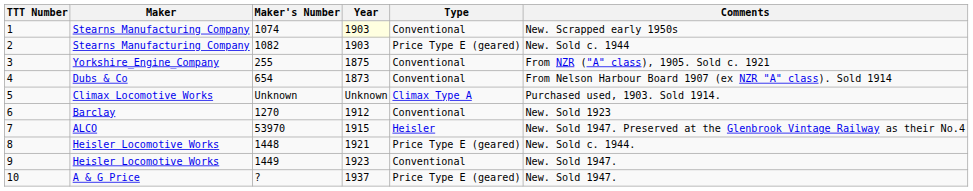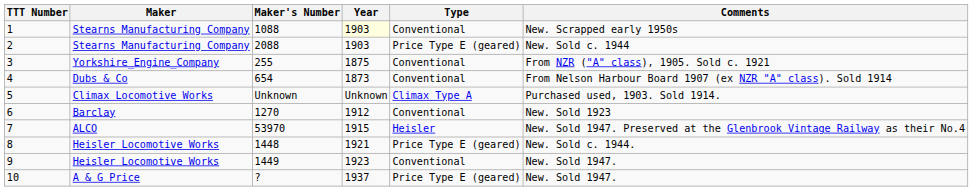(267, 29) 1074 -> (267, 29) 1088
(267, 46) 1082 -> (267, 46) 2088
